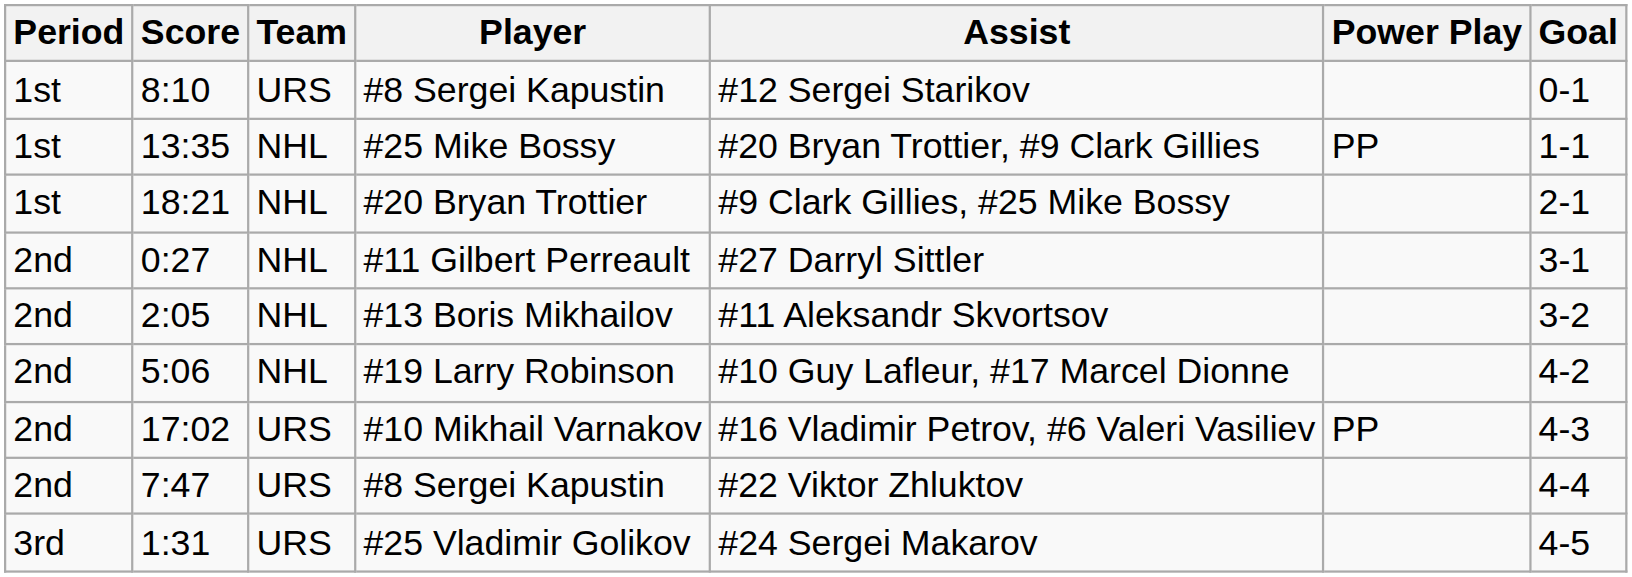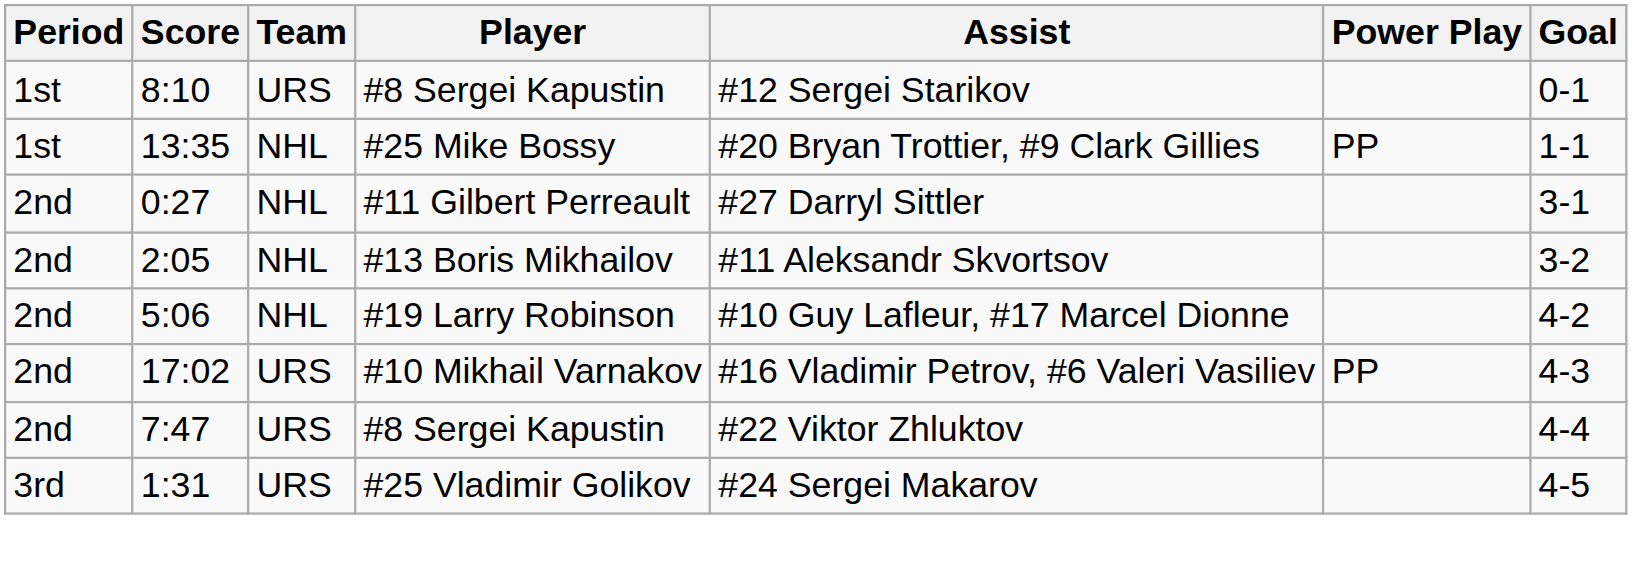- row: (185, 202)
